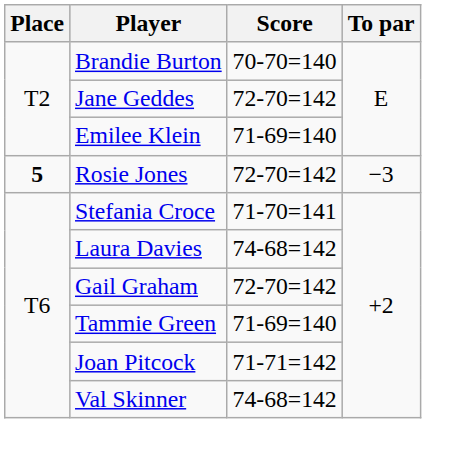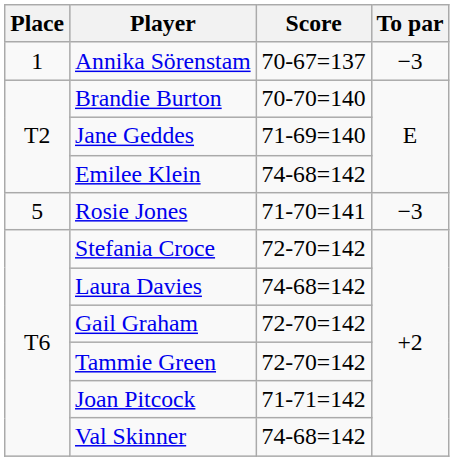+ row: (163, 60)
(285, 98) 72-70=142 -> (314, 135) 71-69=140
(285, 135) 71-69=140 -> (314, 173) 74-68=142
(37, 173) bold -> (37, 211) normal
(285, 173) 72-70=142 -> (314, 211) 71-70=141
(285, 211) 71-70=141 -> (314, 248) 72-70=142
(285, 323) 71-69=140 -> (314, 361) 72-70=142
